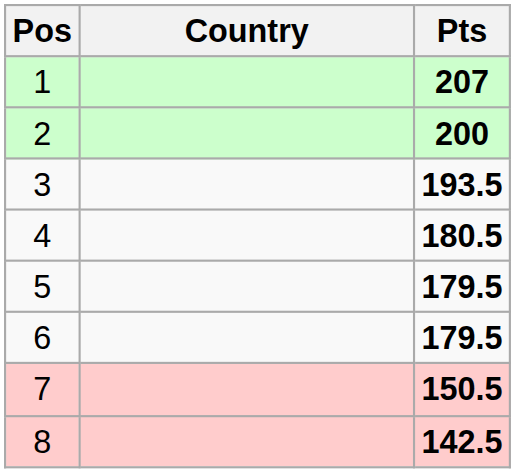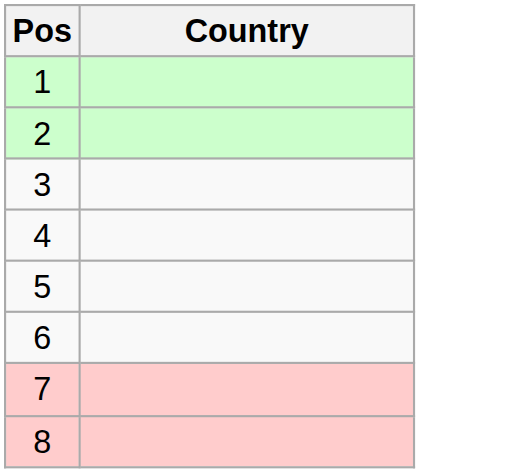- column: (462, 31)
